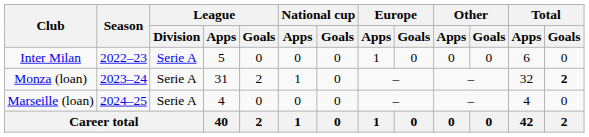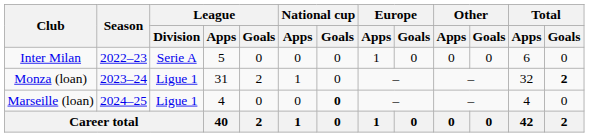(177, 79) Serie A -> (177, 79) Ligue 1
(177, 100) Serie A -> (177, 100) Ligue 1
(337, 100) normal -> (337, 100) bold
